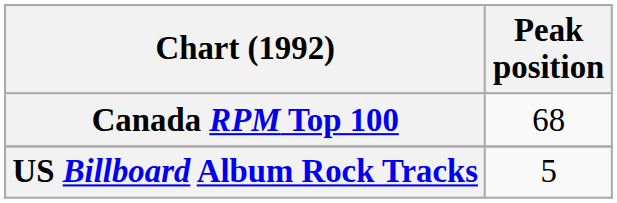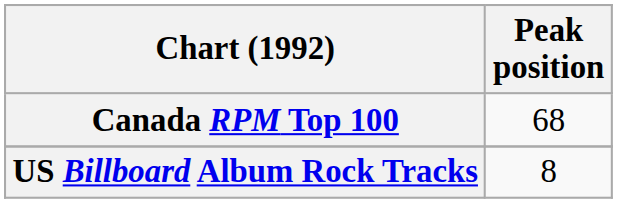(549, 171) 5 -> (549, 171) 8
